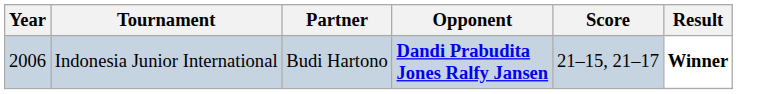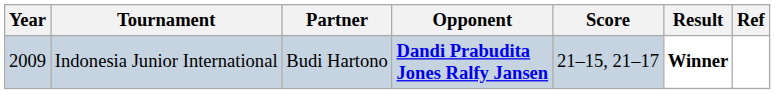+ column: (751, 20)
(28, 61) 2006 -> (28, 61) 2009
